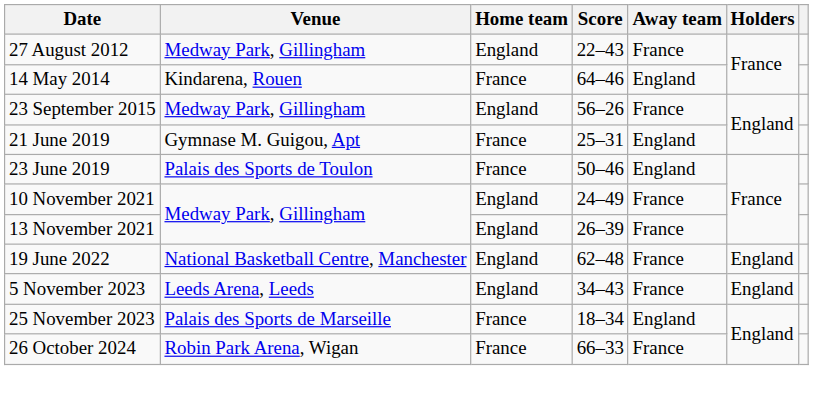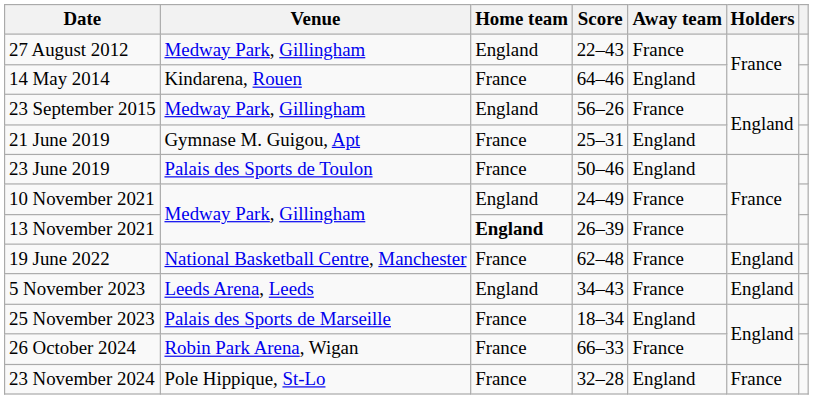(507, 229) normal -> (509, 229) bold
(507, 259) England -> (501, 259) France
+ row: (82, 378)
